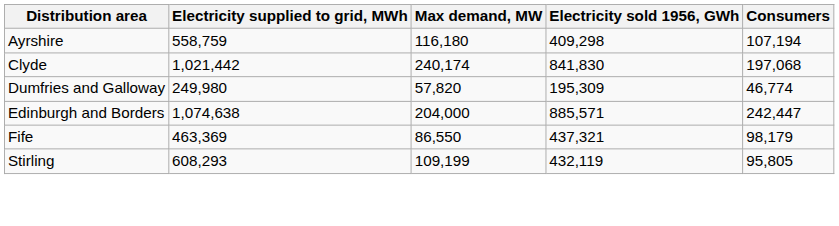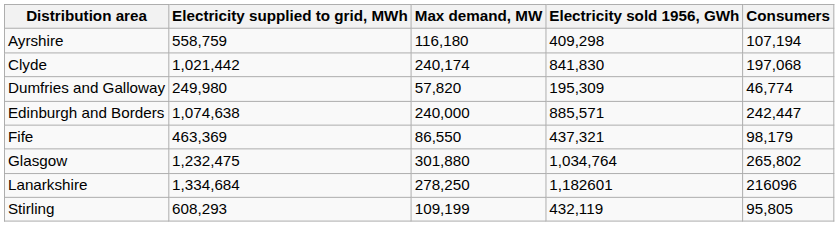(442, 112) 204,000 -> (442, 112) 240,000
+ row: (38, 161)
+ row: (48, 185)
